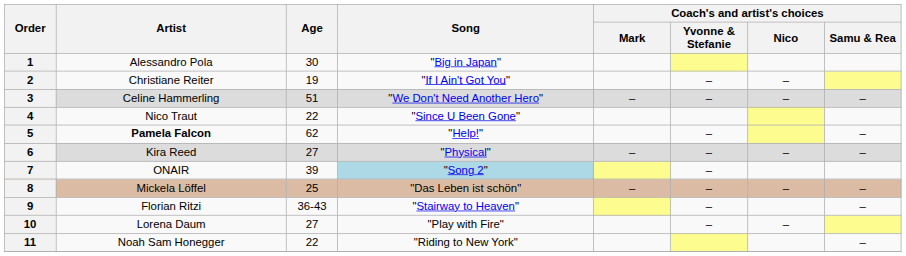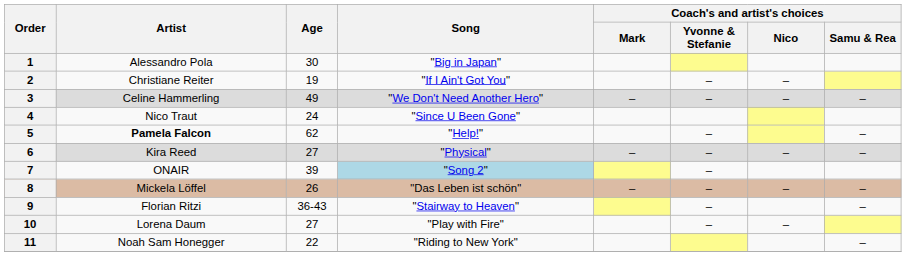(312, 98) 51 -> (312, 98) 49
(312, 116) 22 -> (312, 116) 24
(312, 188) 25 -> (312, 188) 26
